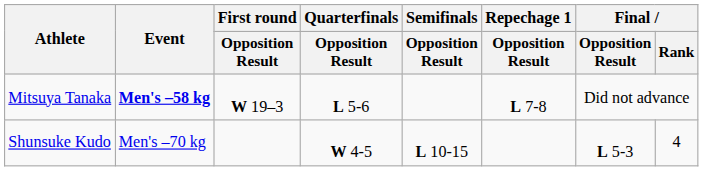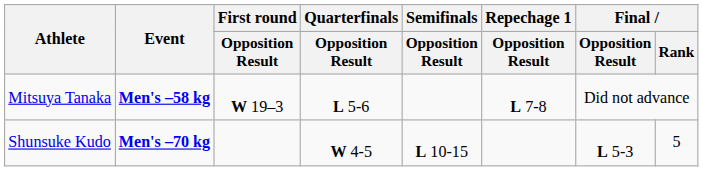(162, 143) normal -> (164, 143) bold
(676, 143) 4 -> (676, 143) 5
